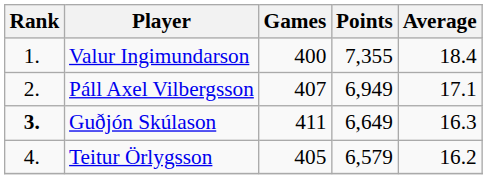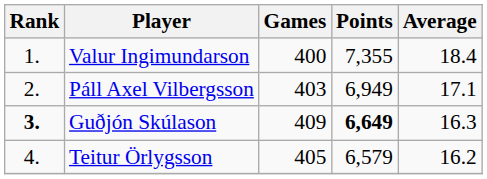(308, 88) 407 -> (308, 88) 403
(308, 122) 411 -> (308, 122) 409
(366, 122) normal -> (366, 122) bold
